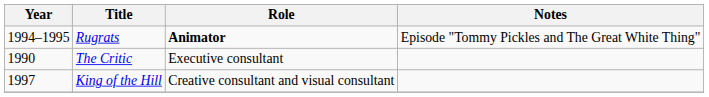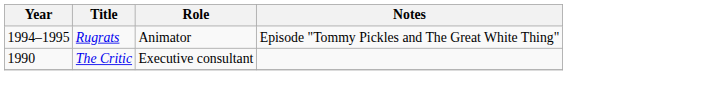(197, 37) bold -> (165, 37) normal
- row: (119, 80)
